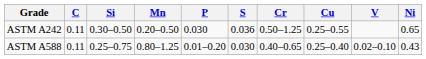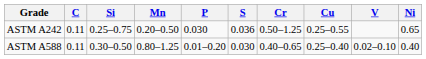(111, 29) 0.30–0.50 -> (111, 29) 0.25–0.75
(111, 46) 0.25–0.75 -> (111, 46) 0.30–0.50
(410, 46) 0.43 -> (410, 46) 0.40
